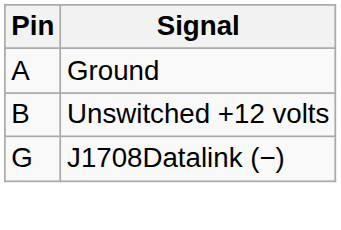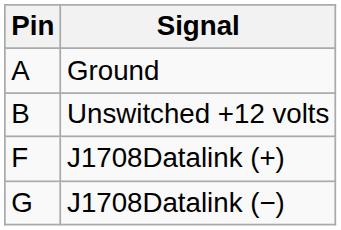+ row: (176, 158)
